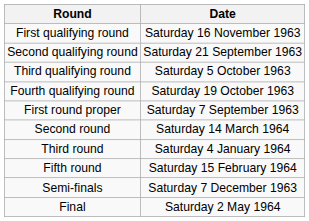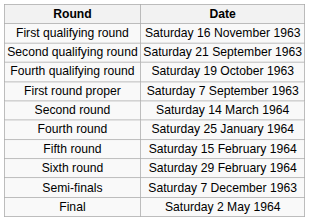- row: (72, 71)
- row: (72, 149)
+ row: (72, 129)
+ row: (72, 168)
